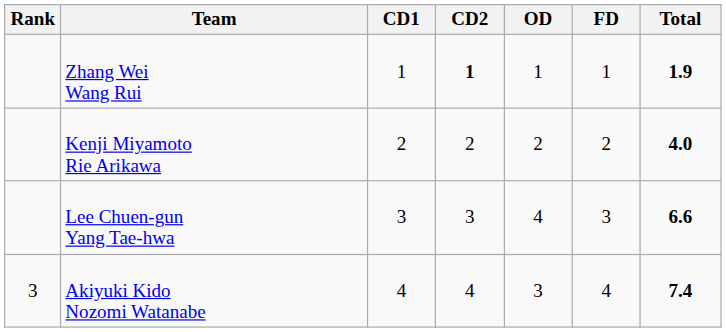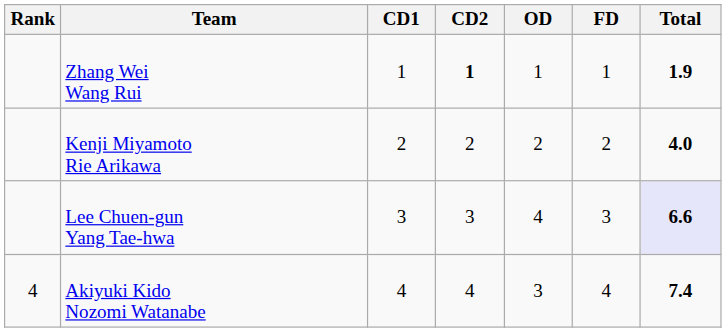(680, 217) no background -> (680, 217) lavender background
(33, 290) 3 -> (33, 290) 4
